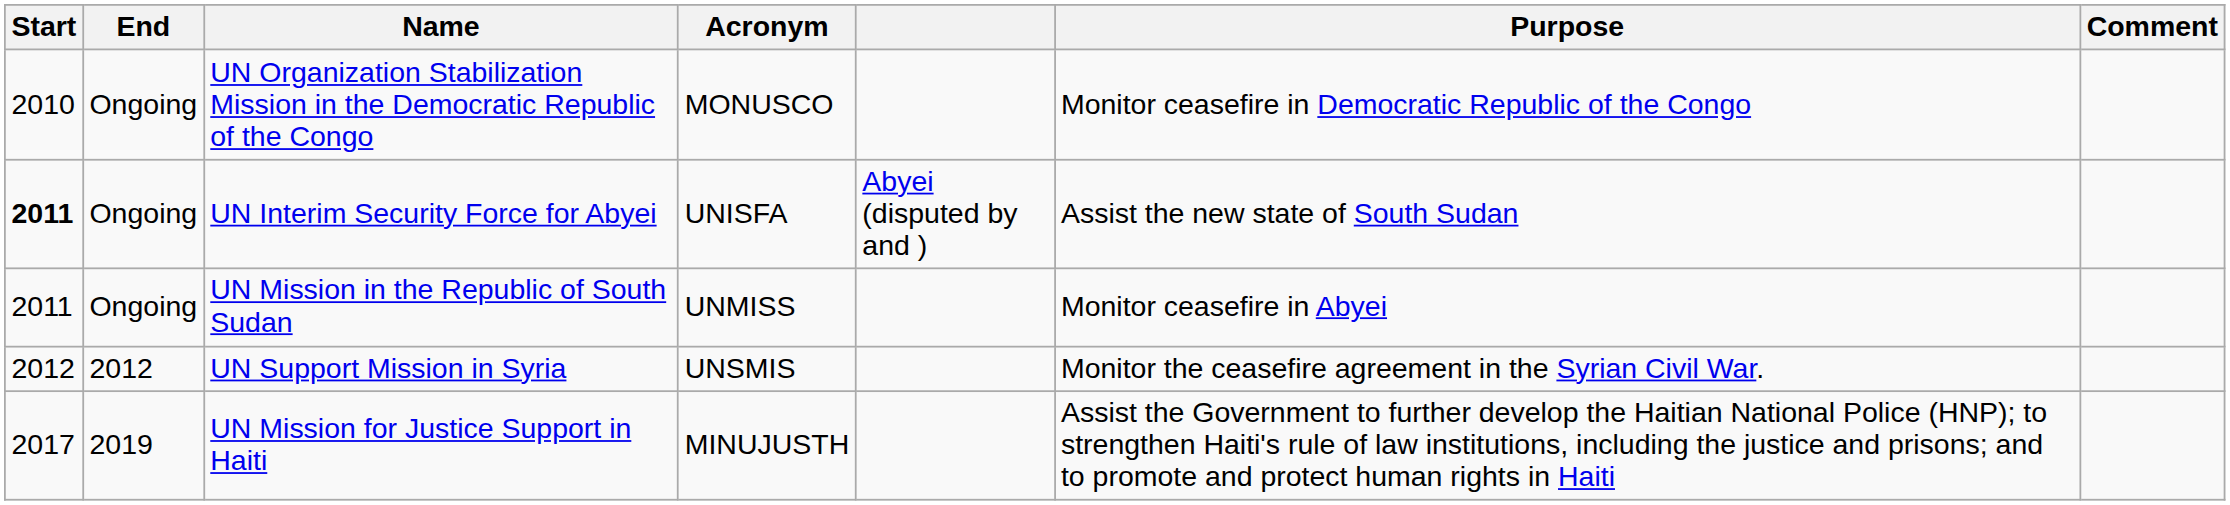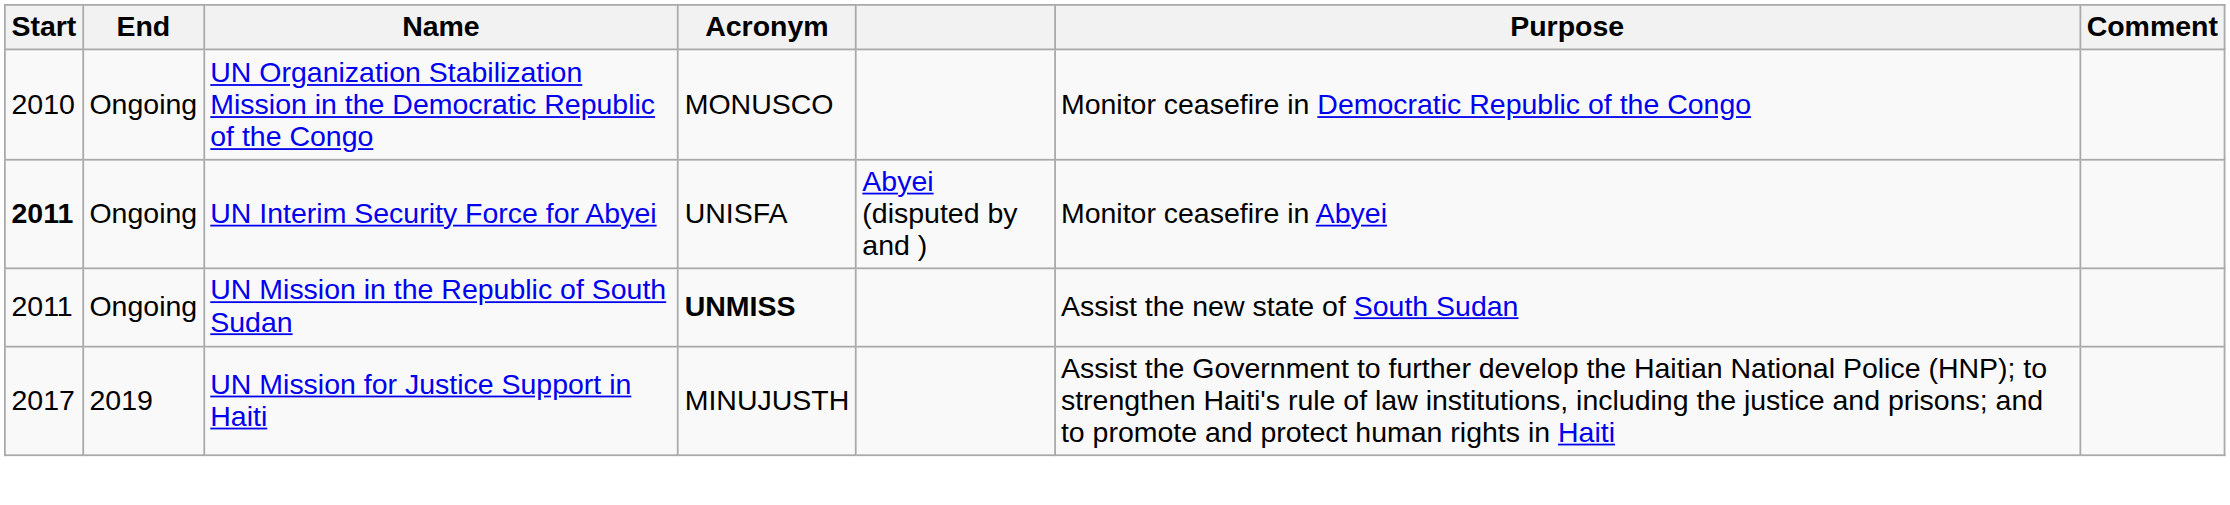(1290, 213) Assist the new state of South Sudan -> (1224, 213) Monitor ceasefire in Abyei
(740, 306) normal -> (740, 306) bold
(1224, 306) Monitor ceasefire in Abyei -> (1290, 306) Assist the new state of South Sudan
- row: (388, 367)
